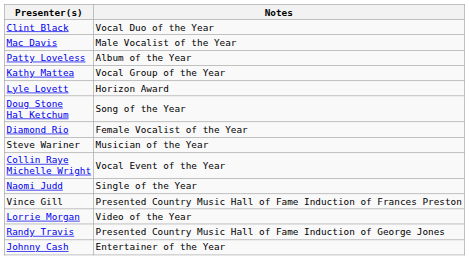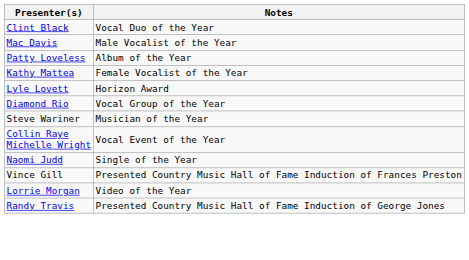(160, 73) Vocal Group of the Year -> (172, 73) Female Vocalist of the Year
- row: (38, 109)
(172, 130) Female Vocalist of the Year -> (160, 104) Vocal Group of the Year
- row: (38, 247)
